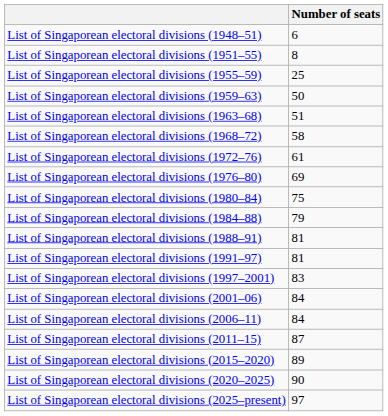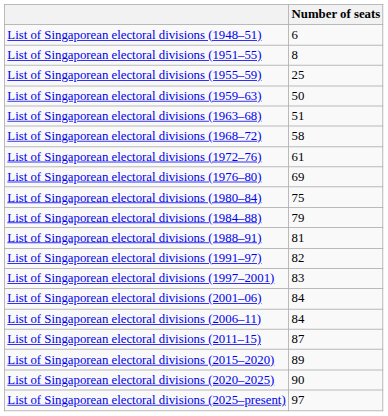(298, 258) 81 -> (298, 258) 82
